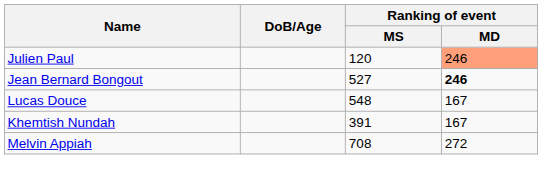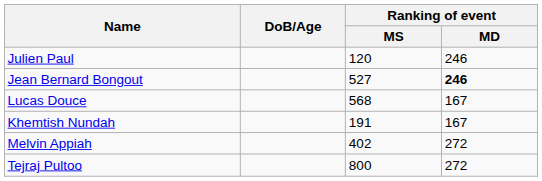(456, 58) lightsalmon background -> (456, 58) no background
(360, 101) 548 -> (360, 101) 568
(360, 122) 391 -> (360, 122) 191
(360, 144) 708 -> (360, 144) 402
+ row: (45, 165)
